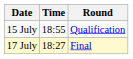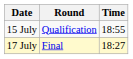columns swapped: (54, 12) <-> (98, 12)
